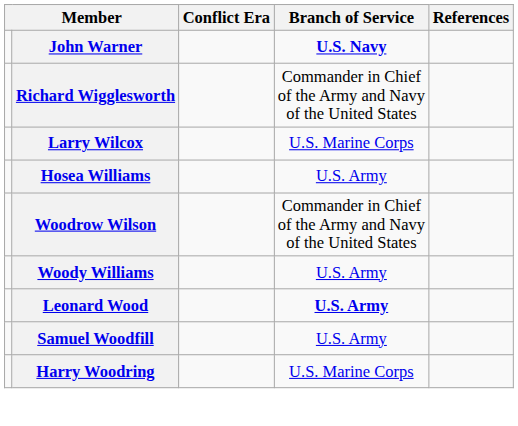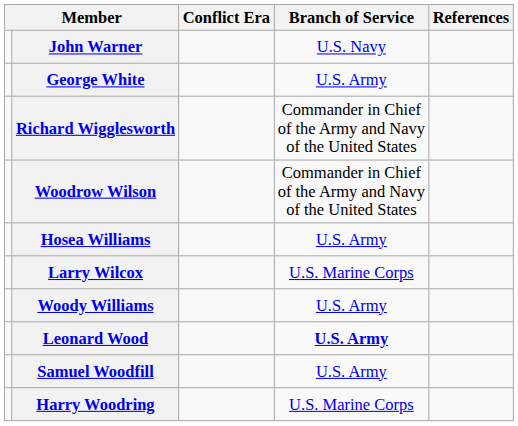(351, 47) bold -> (351, 47) normal
+ row: (95, 80)
rows swapped: (95, 143) <-> (95, 224)
